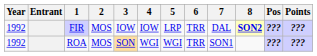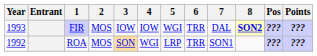(16, 28) 1992 -> (16, 28) 1993
(173, 28) LRP -> (173, 28) WGI
(173, 44) WGI -> (173, 44) LRP
